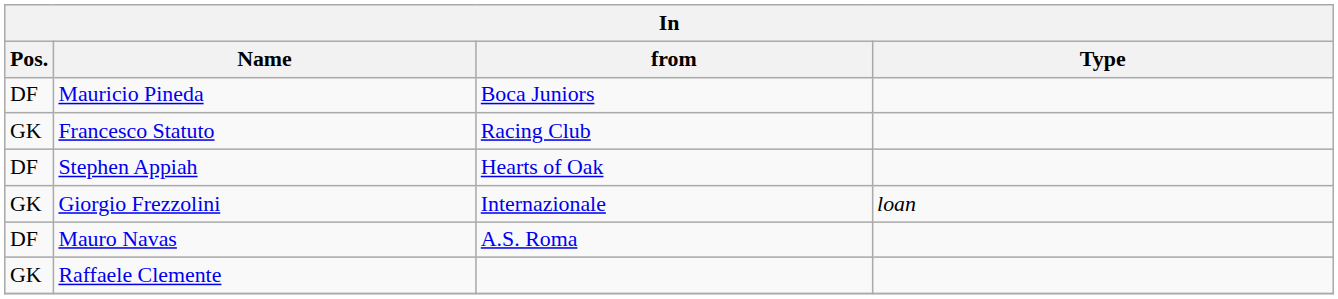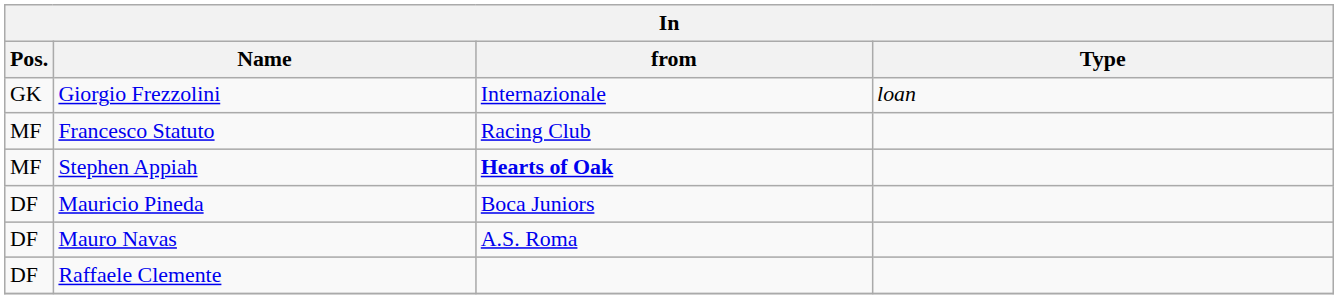rows swapped: (139, 203) <-> (131, 95)
(26, 131) GK -> (26, 131) MF
(24, 167) DF -> (26, 167) MF
(542, 167) normal -> (547, 167) bold
(26, 275) GK -> (24, 275) DF
